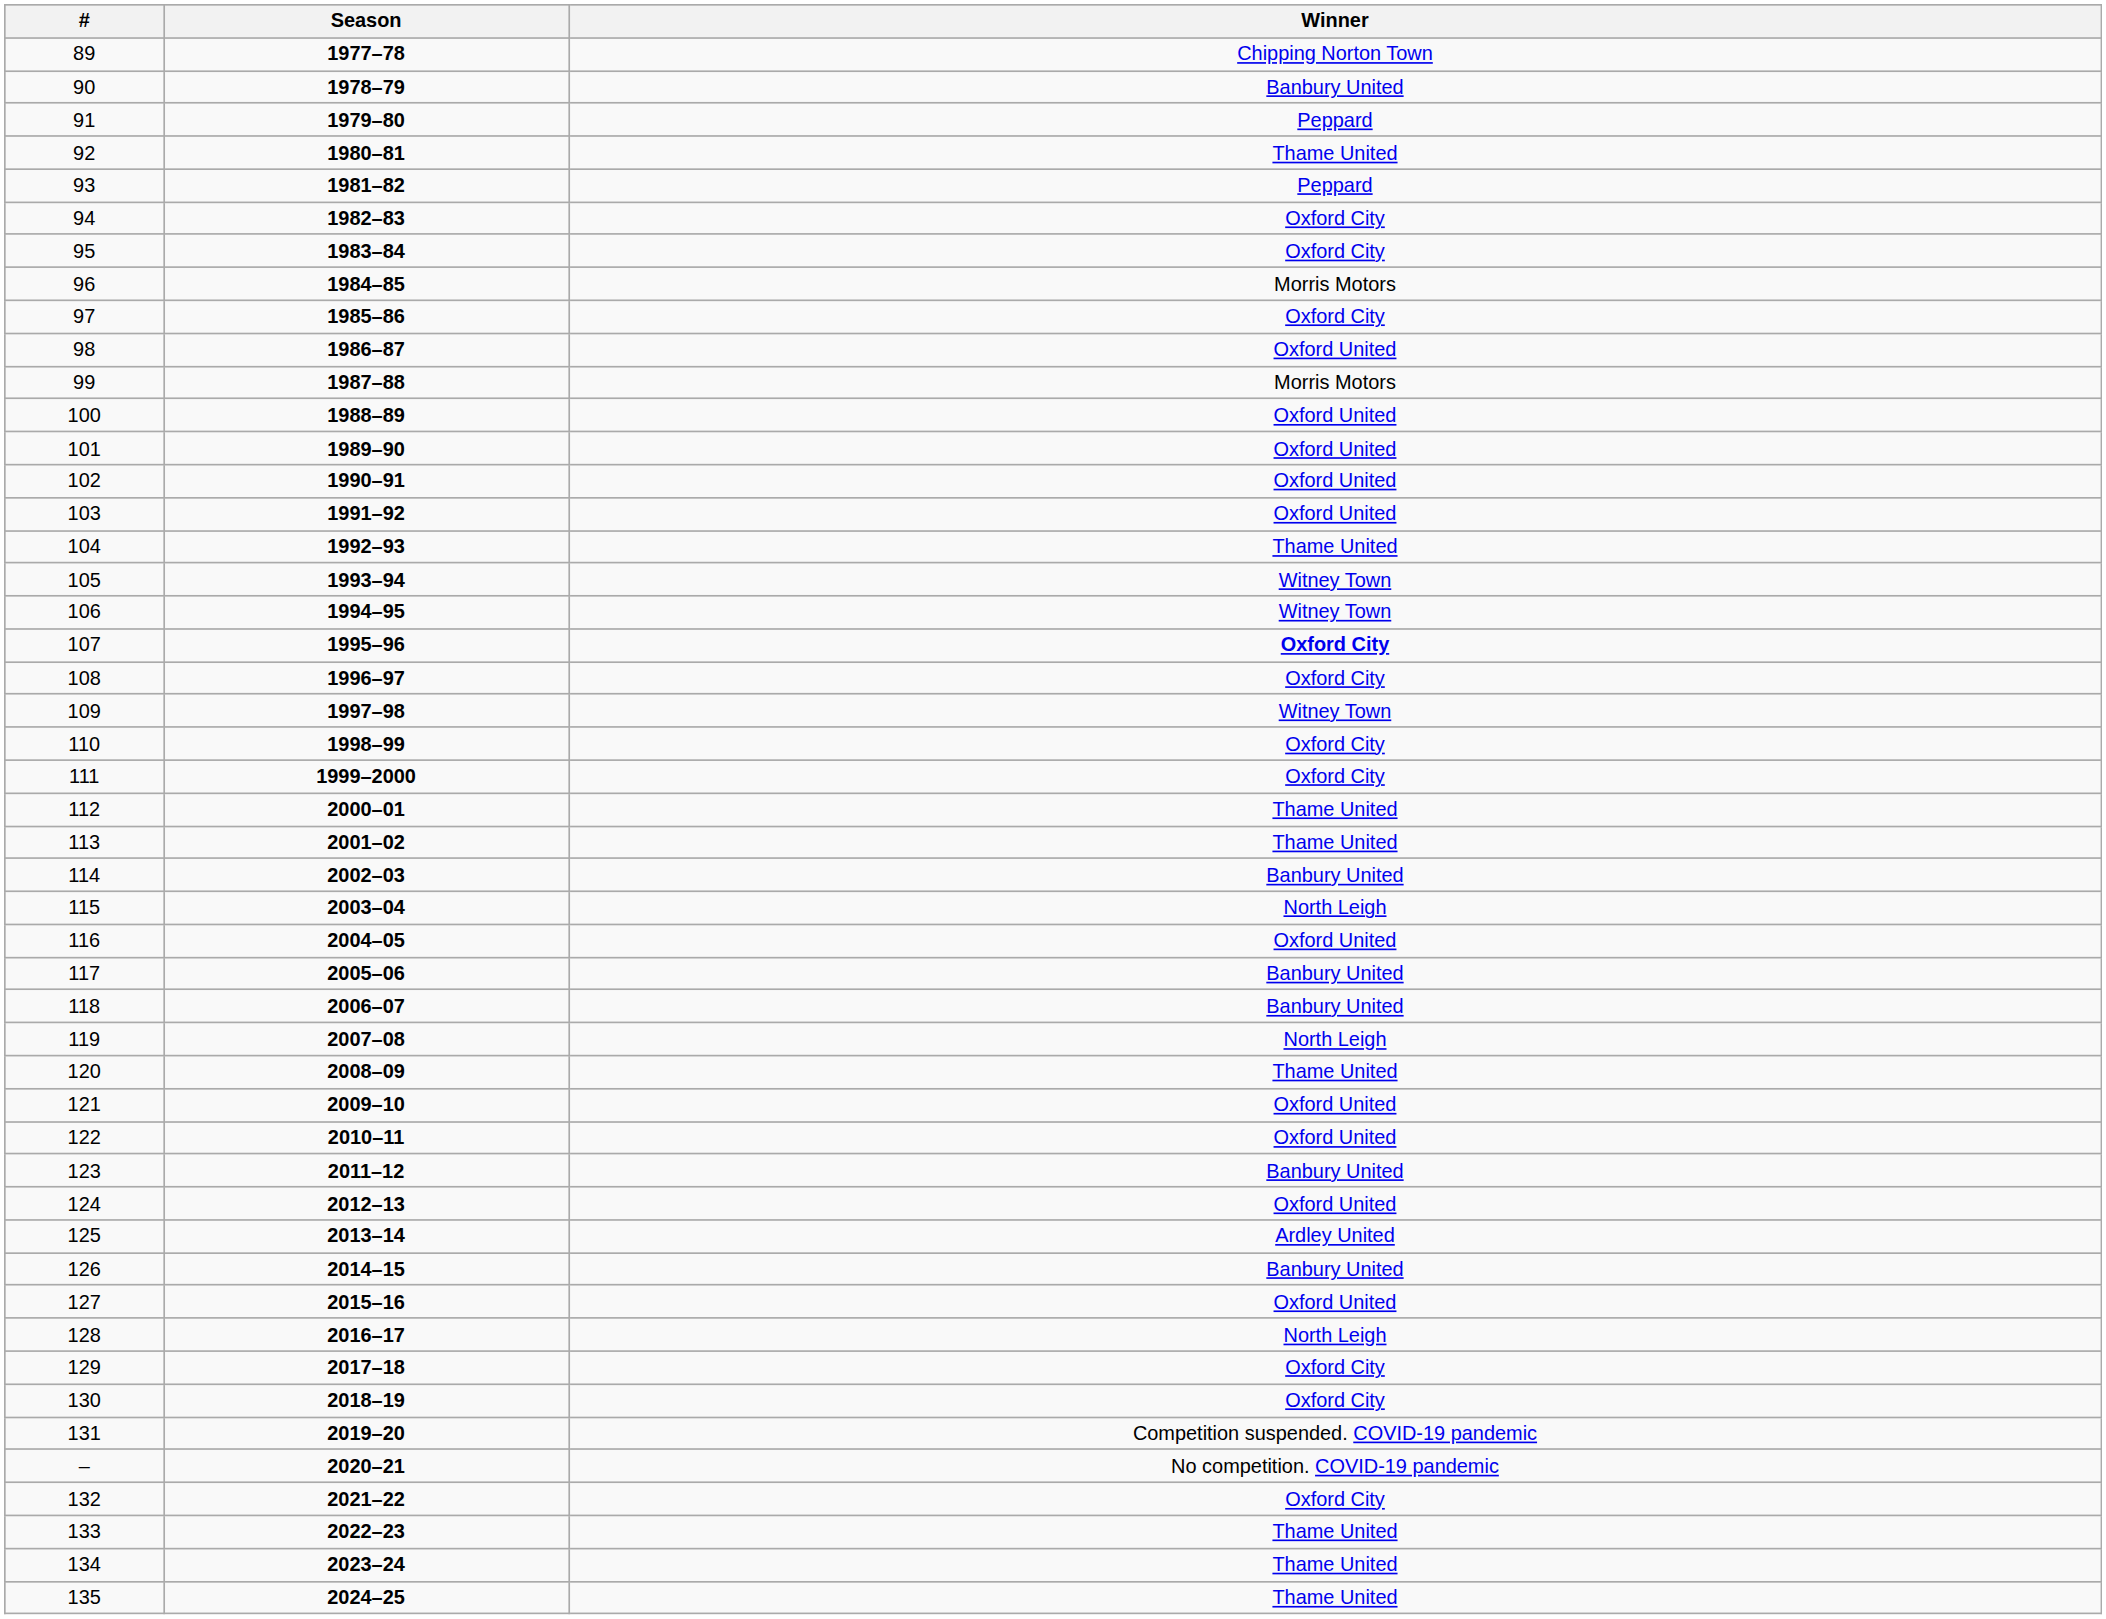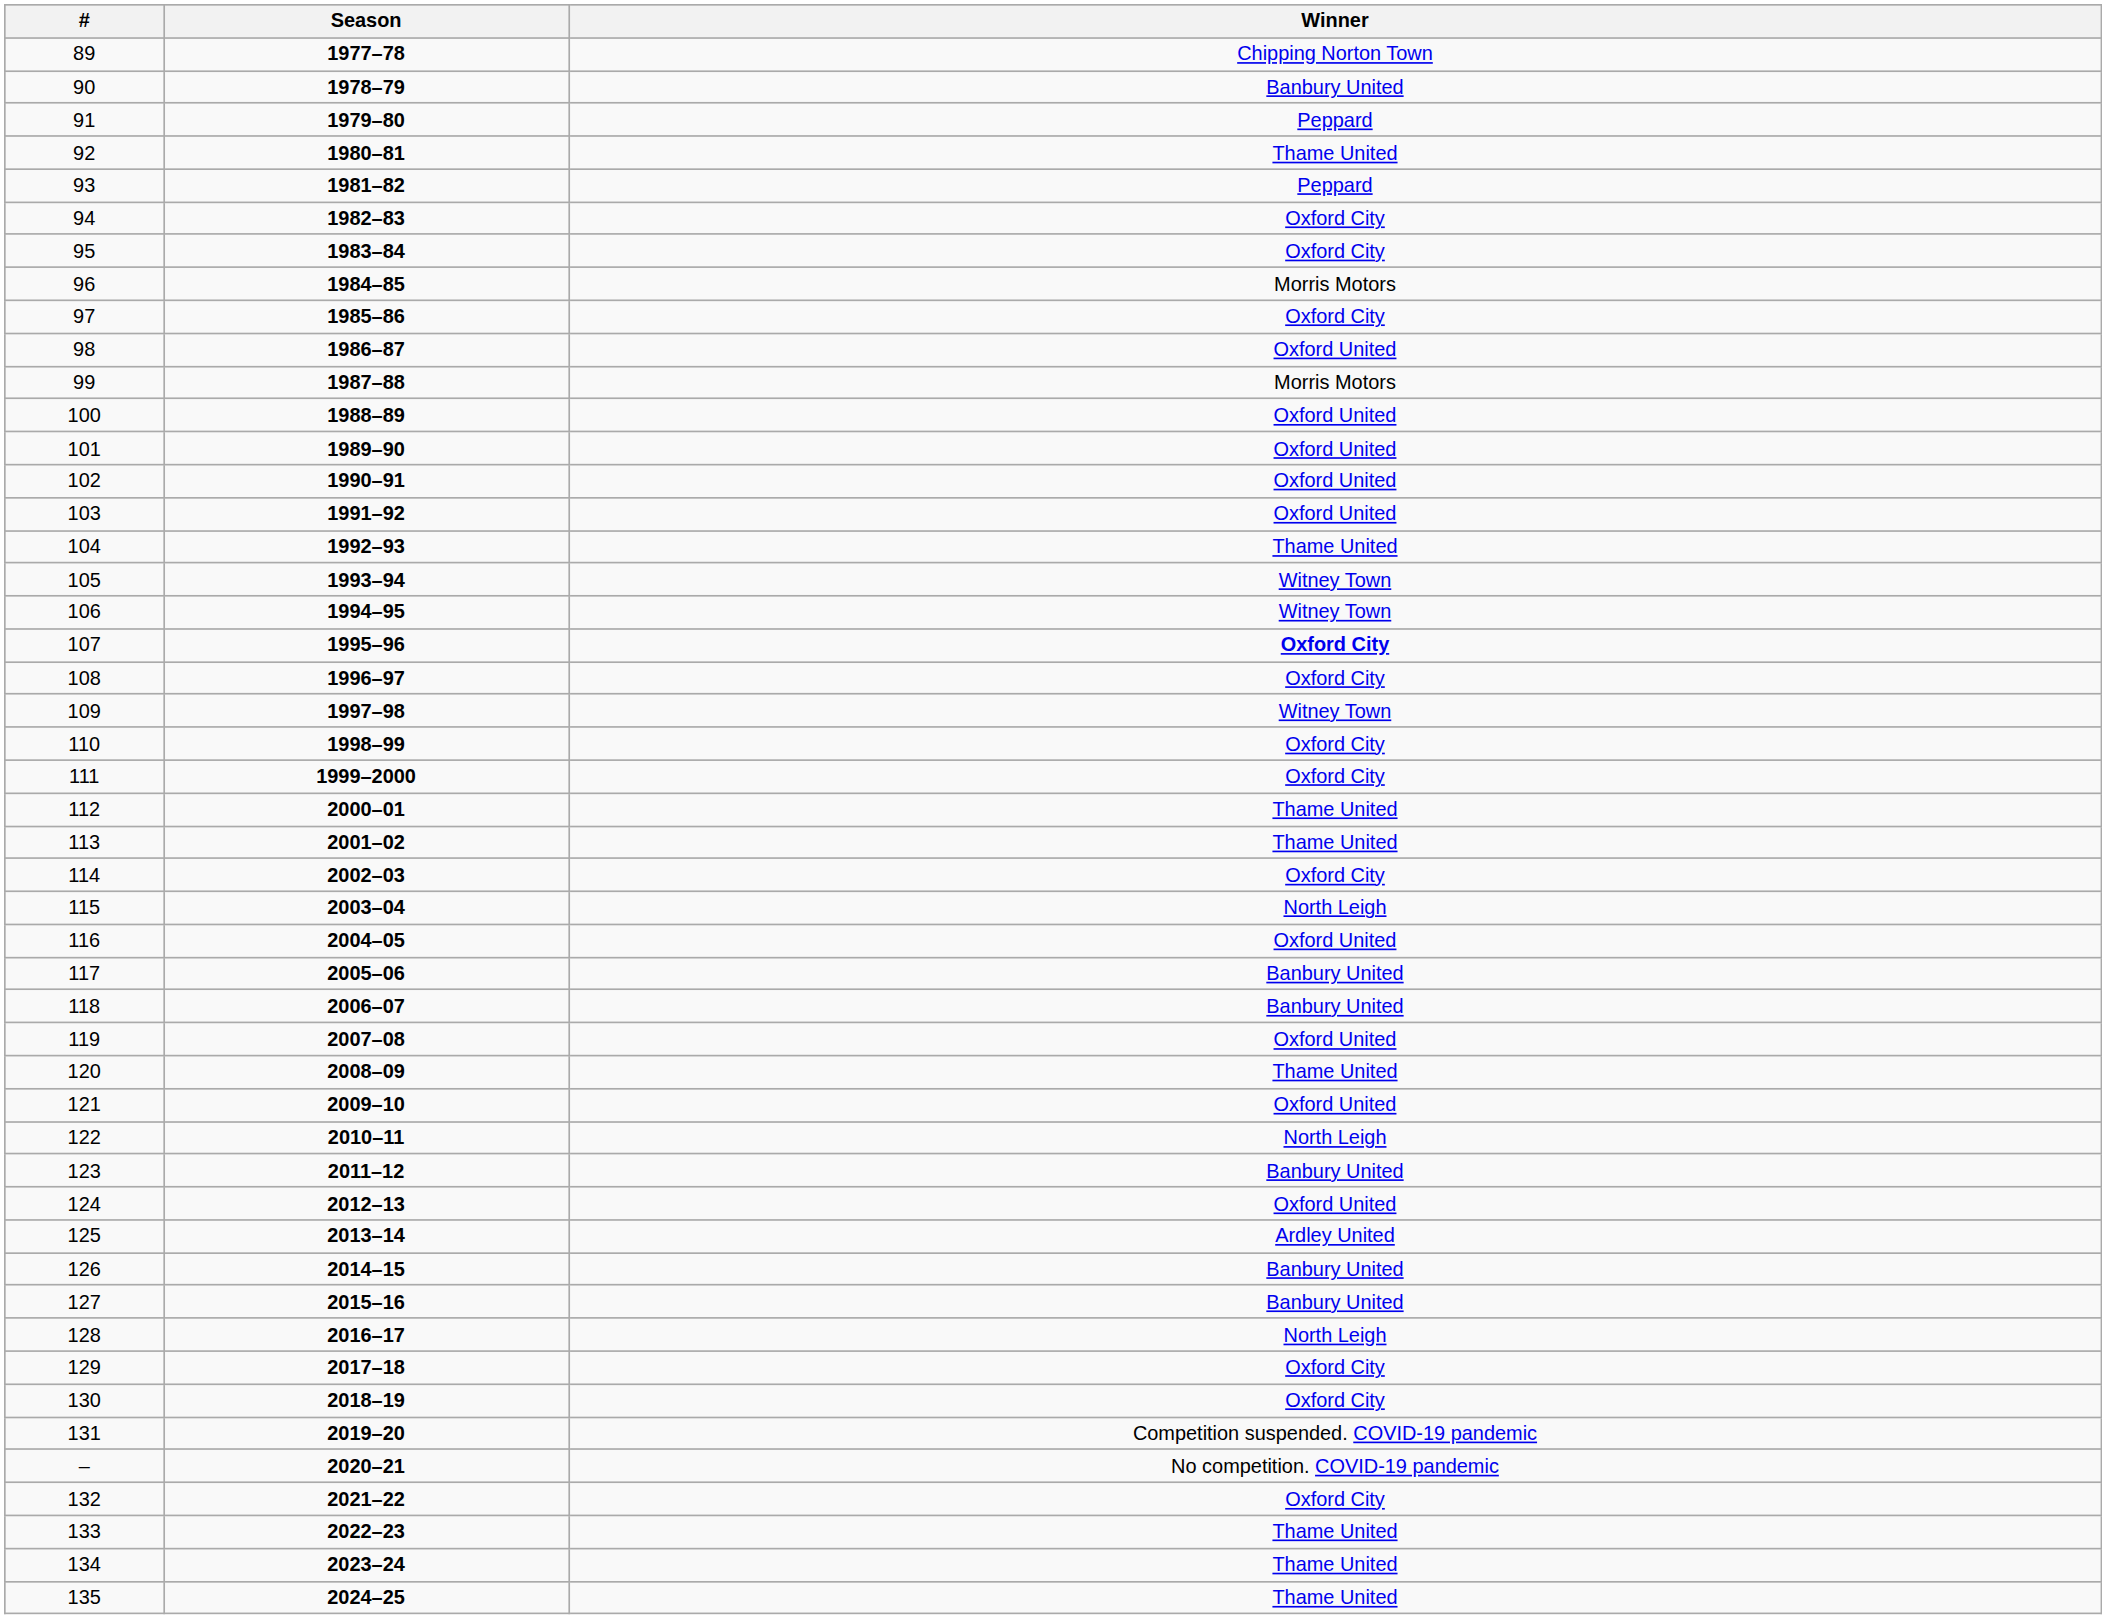(1335, 875) Banbury United -> (1335, 875) Oxford City
(1335, 1039) North Leigh -> (1335, 1039) Oxford United
(1335, 1138) Oxford United -> (1335, 1138) North Leigh
(1335, 1302) Oxford United -> (1335, 1302) Banbury United
